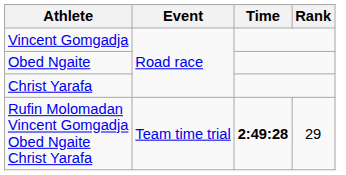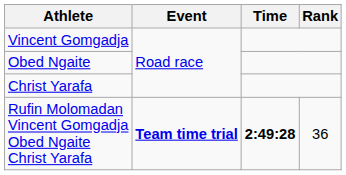(183, 134) normal -> (187, 134) bold
(313, 134) 29 -> (320, 134) 36
